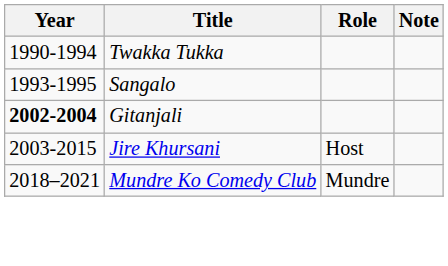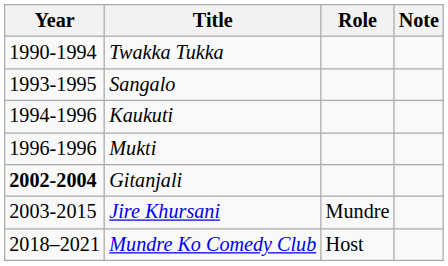+ row: (141, 116)
+ row: (133, 148)
(345, 148) Host -> (357, 212) Mundre
(357, 180) Mundre -> (345, 244) Host
